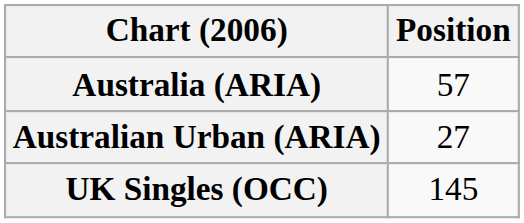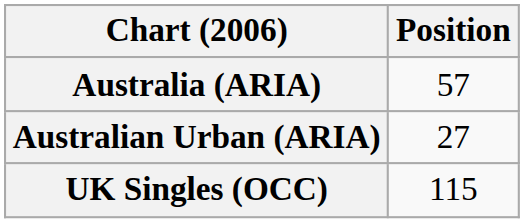(453, 189) 145 -> (453, 189) 115
